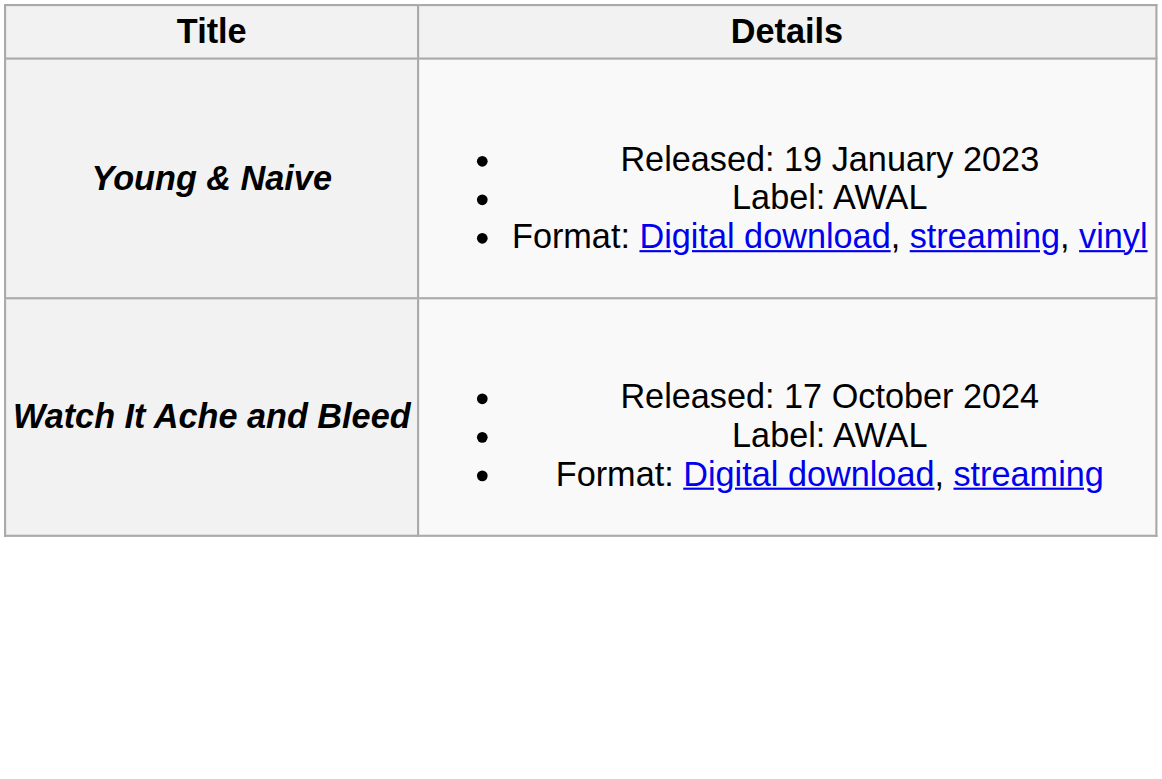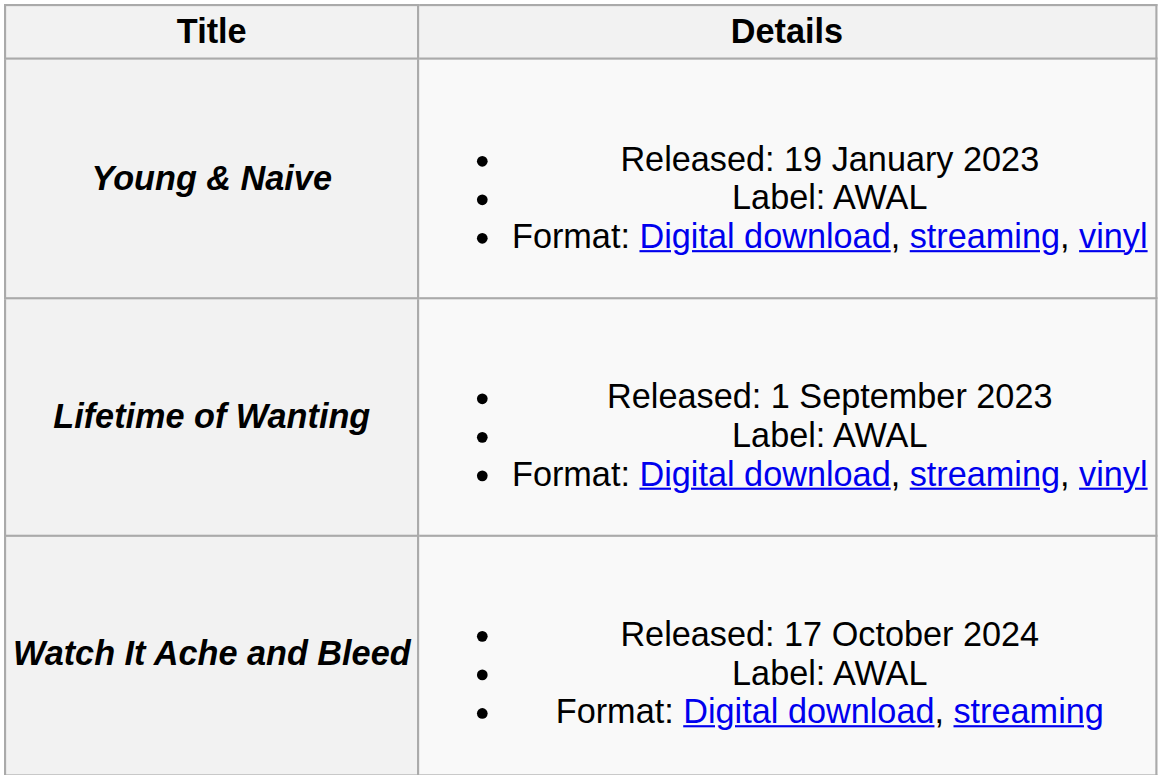+ row: (212, 416)
